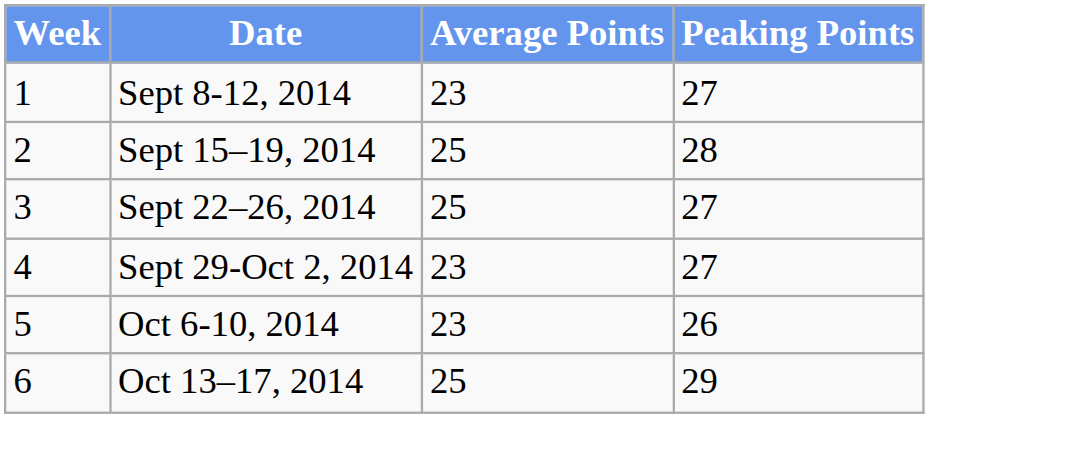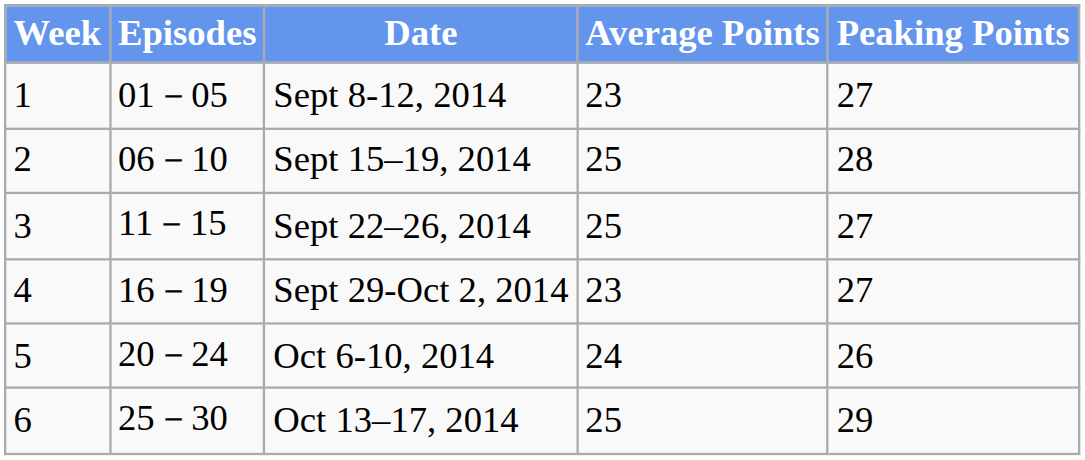+ column: (187, 33)
(448, 324) 23 -> (604, 355) 24
